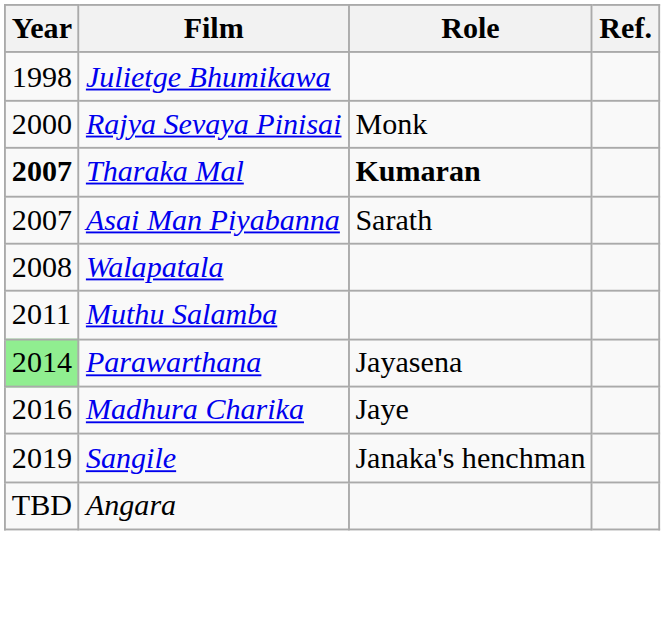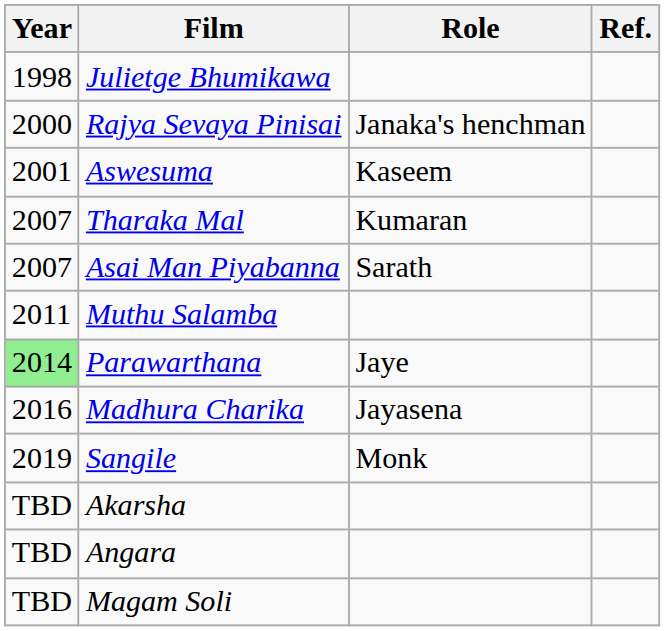(391, 123) Monk -> (470, 123) Janaka's henchman
+ row: (149, 171)
(42, 171) bold -> (42, 219) normal
(418, 171) bold -> (411, 219) normal
- row: (155, 266)
(409, 362) Jayasena -> (382, 362) Jaye
(382, 409) Jaye -> (409, 409) Jayasena
(470, 457) Janaka's henchman -> (391, 457) Monk
+ row: (136, 505)
+ row: (159, 600)
